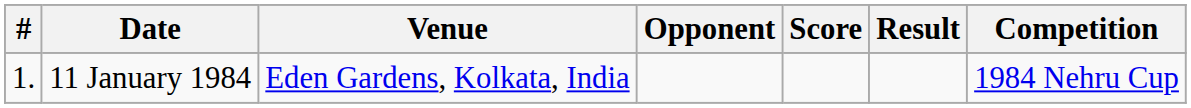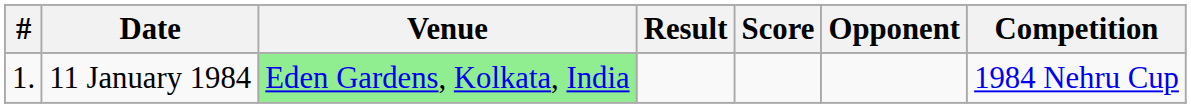columns swapped: (709, 28) <-> (918, 28)
(447, 77) no background -> (447, 77) lightgreen background
